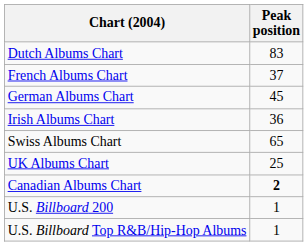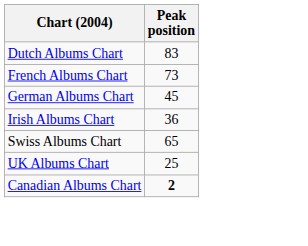(276, 75) 37 -> (171, 75) 73
- row: (60, 207)
- row: (127, 229)
